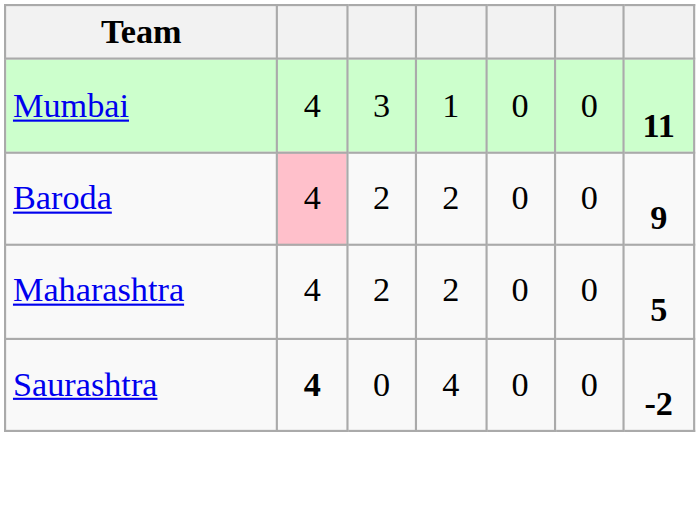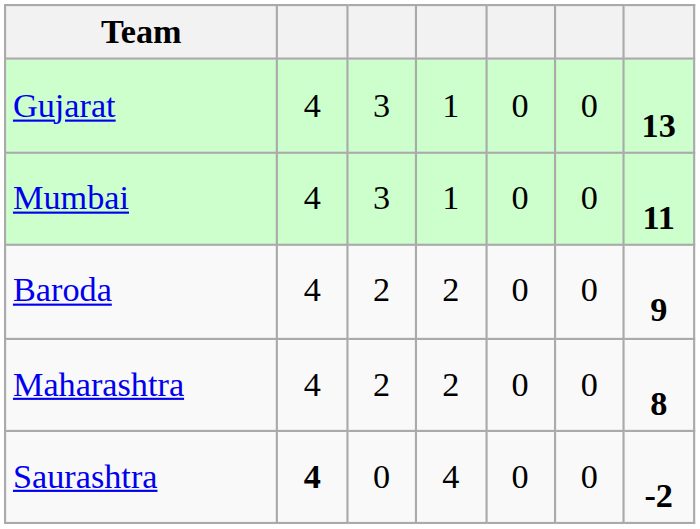+ row: (64, 105)
(312, 198) pink background -> (312, 290) no background
(659, 310) 5 -> (659, 402) 8
